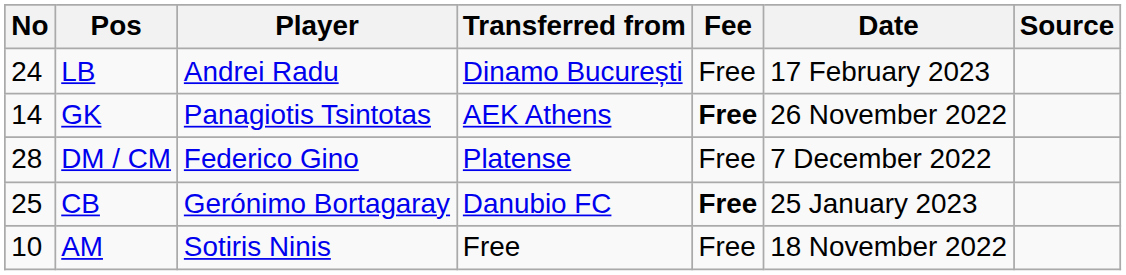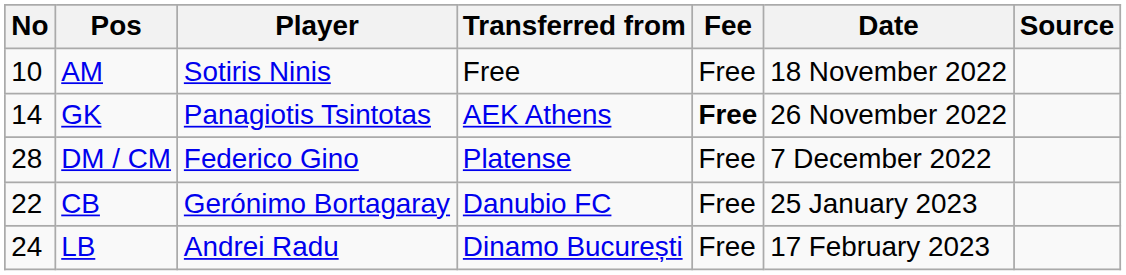rows swapped: (82, 247) <-> (78, 70)
(27, 203) 25 -> (27, 203) 22
(728, 203) bold -> (727, 203) normal
